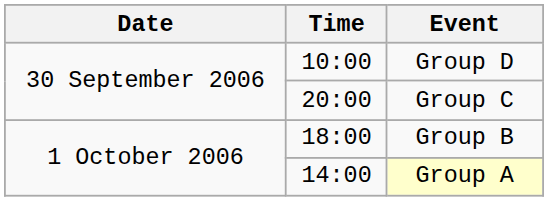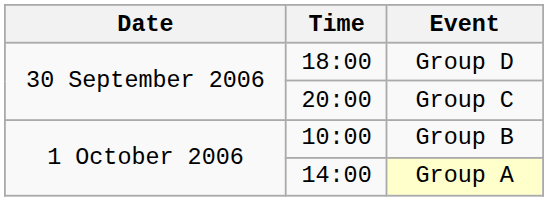(337, 62) 10:00 -> (337, 62) 18:00
(337, 138) 18:00 -> (337, 138) 10:00
